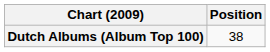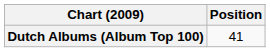(236, 36) 38 -> (236, 36) 41
